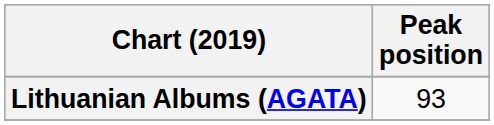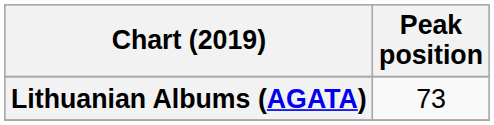(431, 98) 93 -> (431, 98) 73
